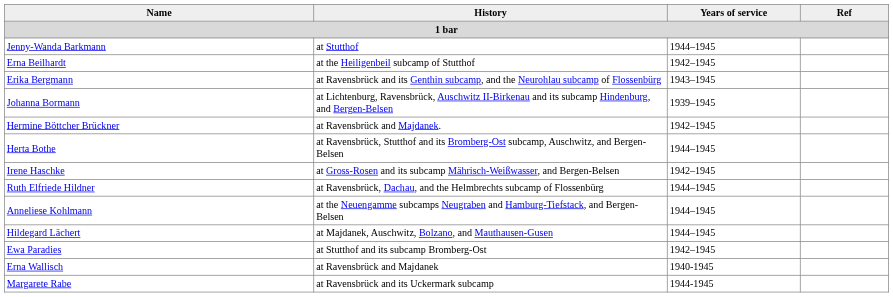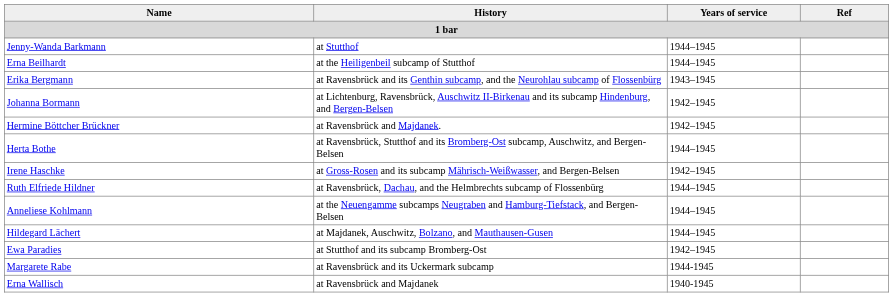(693, 63) 1942–1945 -> (693, 63) 1944–1945
(693, 102) 1939–1945 -> (693, 102) 1942–1945
rows swapped: (39, 283) <-> (35, 266)
